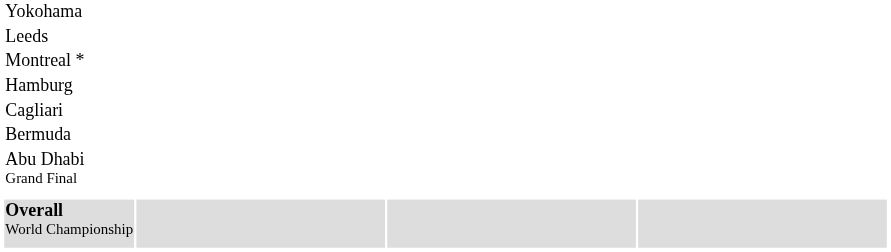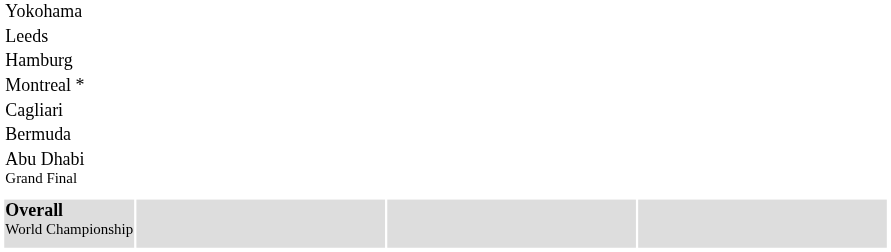rows swapped: (45, 60) <-> (39, 85)
